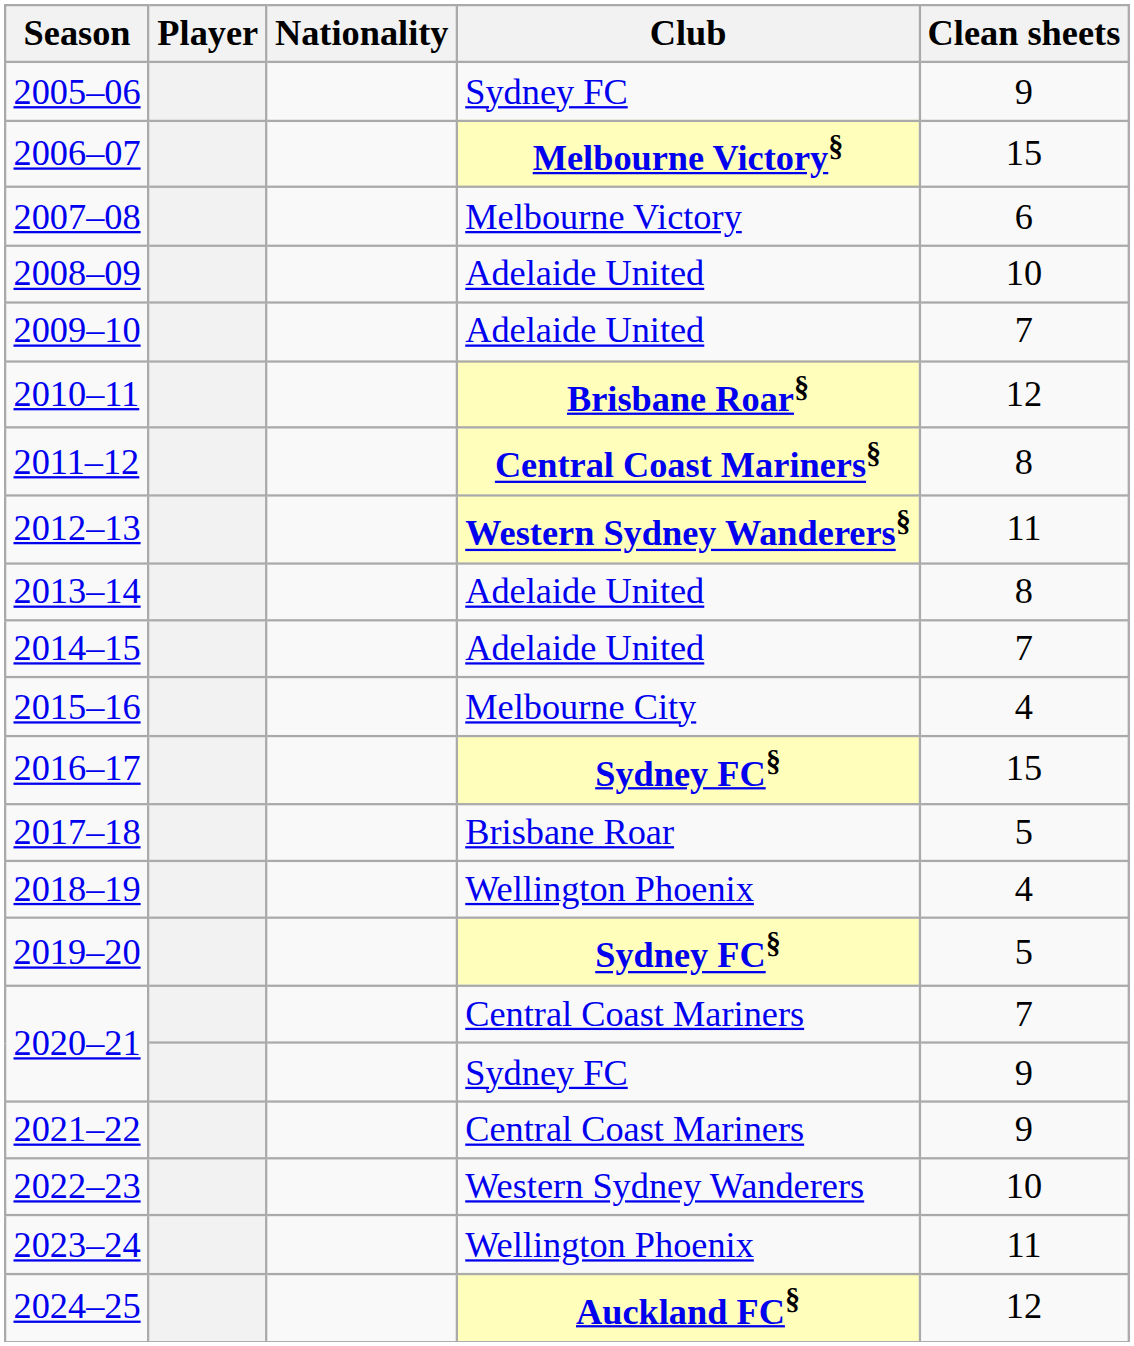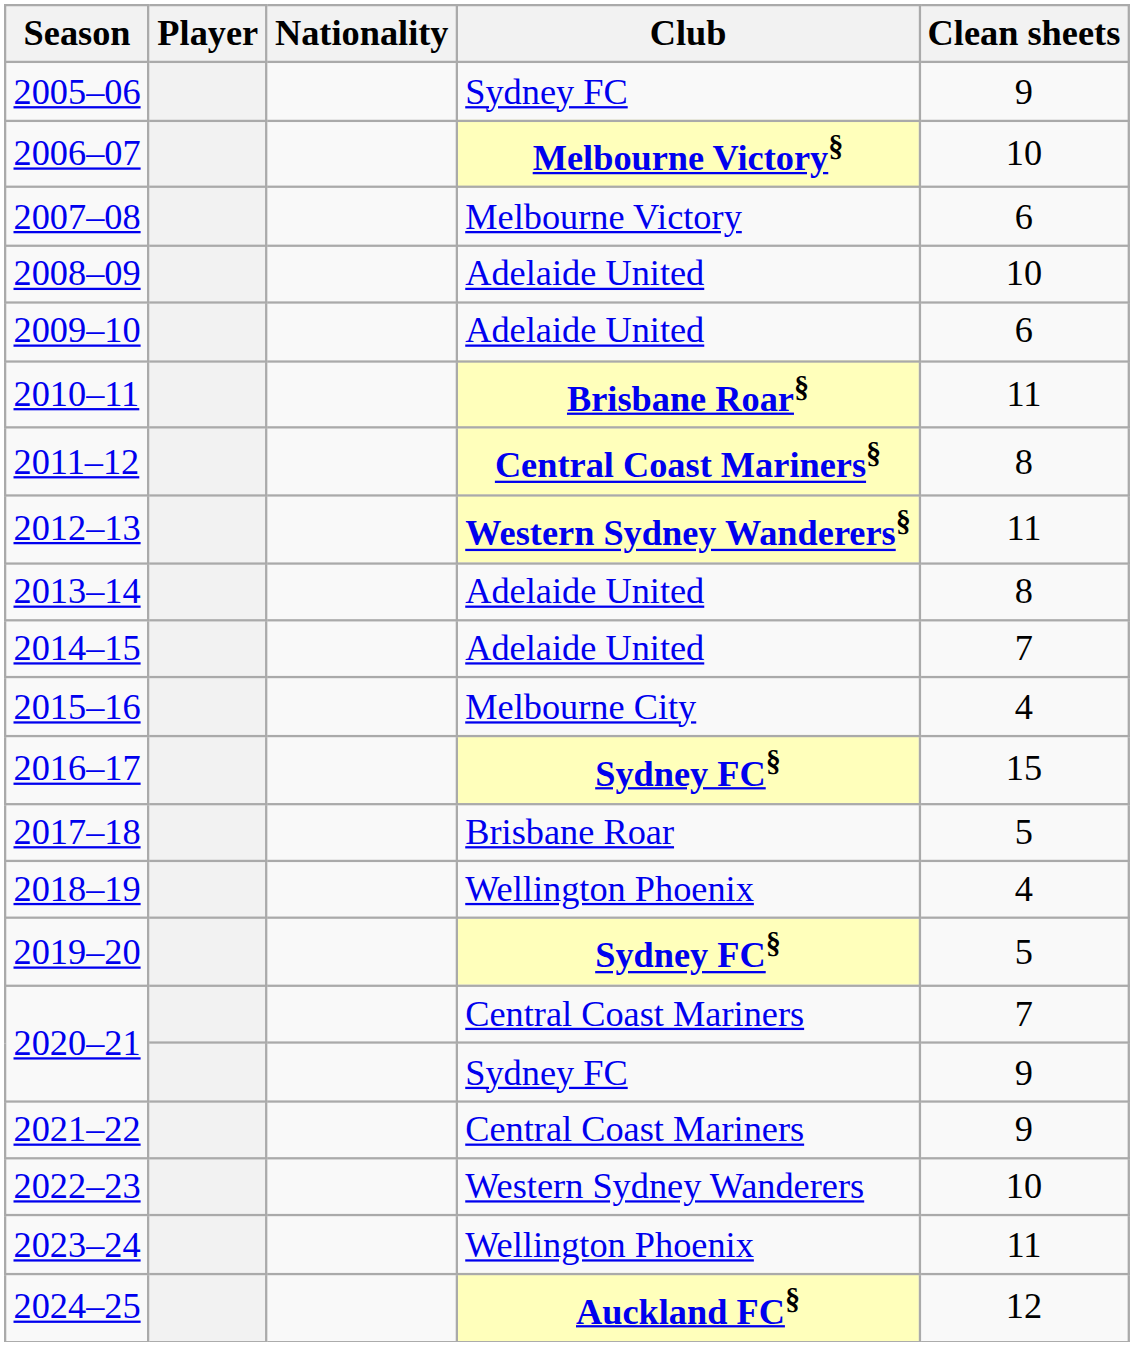(1024, 153) 15 -> (1024, 153) 10
(1024, 331) 7 -> (1024, 331) 6
(1024, 393) 12 -> (1024, 393) 11
